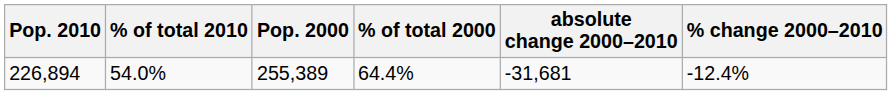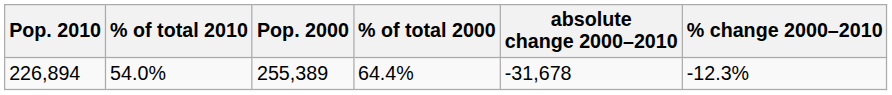(538, 73) -31,681 -> (538, 73) -31,678
(718, 73) -12.4% -> (718, 73) -12.3%
